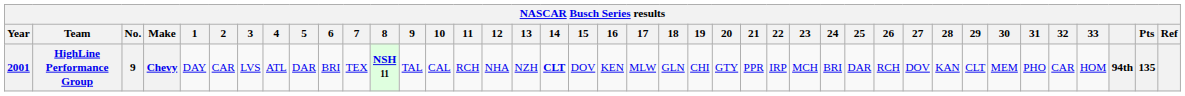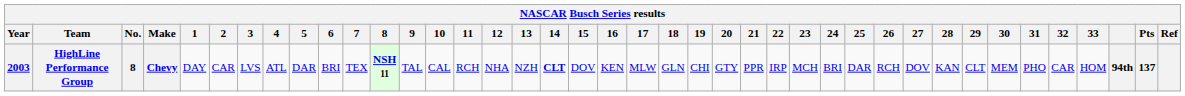(18, 67) 2001 -> (18, 67) 2003
(133, 67) 9 -> (133, 67) 8
(1147, 67) 135 -> (1147, 67) 137
